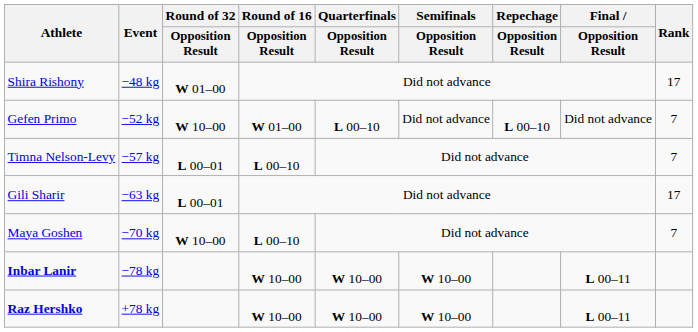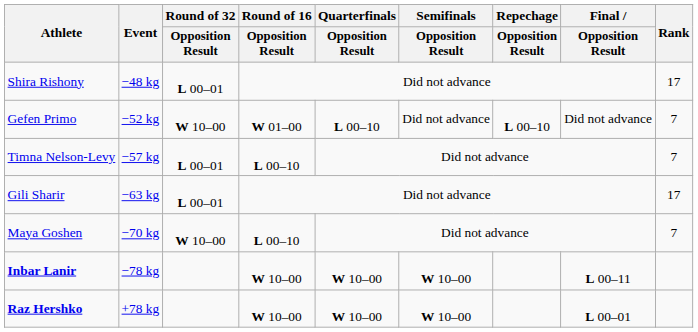(200, 89) W 01–00 -> (200, 89) L 00–01
(608, 316) L 00–11 -> (608, 316) L 00–01
